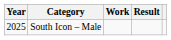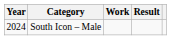(16, 27) 2025 -> (16, 27) 2024
